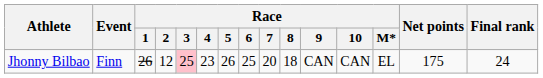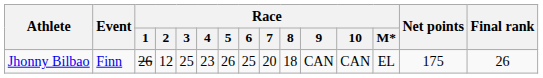(187, 61) pink background -> (187, 61) no background
(502, 61) 24 -> (502, 61) 26
